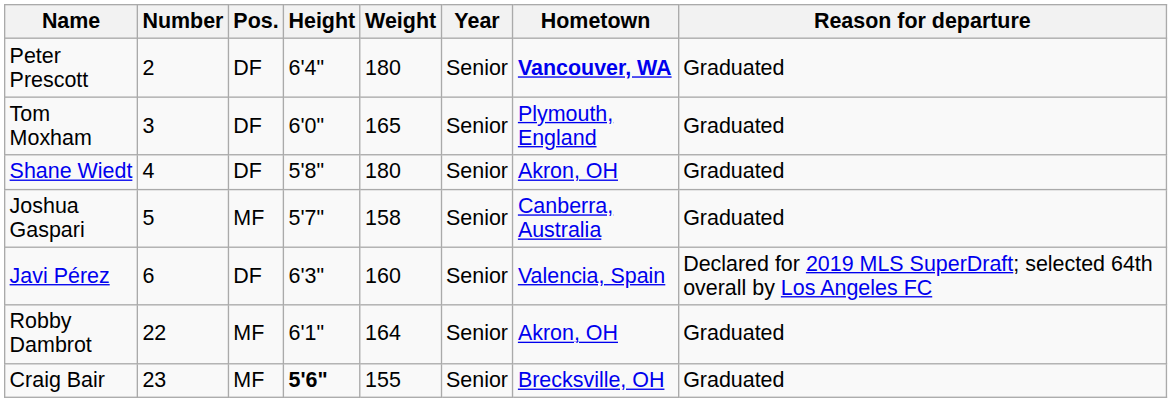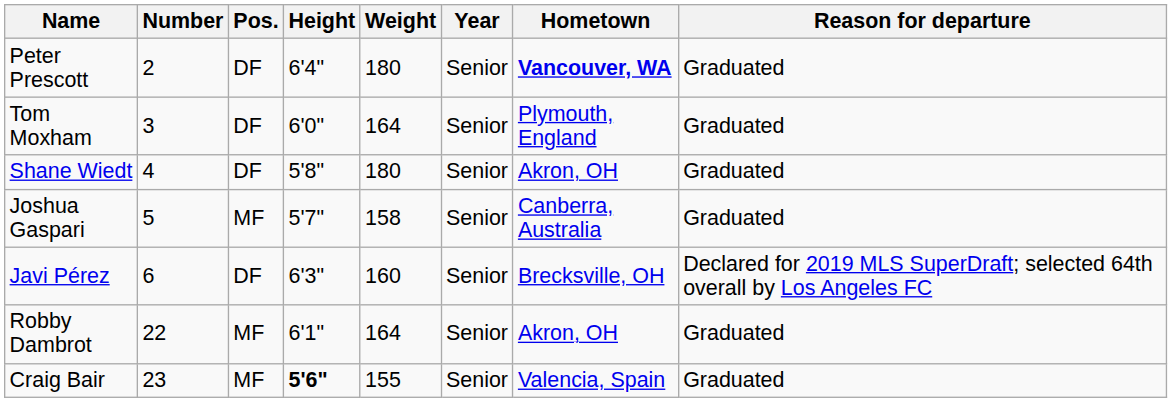(383, 125) 165 -> (383, 125) 164
(592, 275) Valencia, Spain -> (591, 275) Brecksville, OH
(591, 380) Brecksville, OH -> (592, 380) Valencia, Spain
